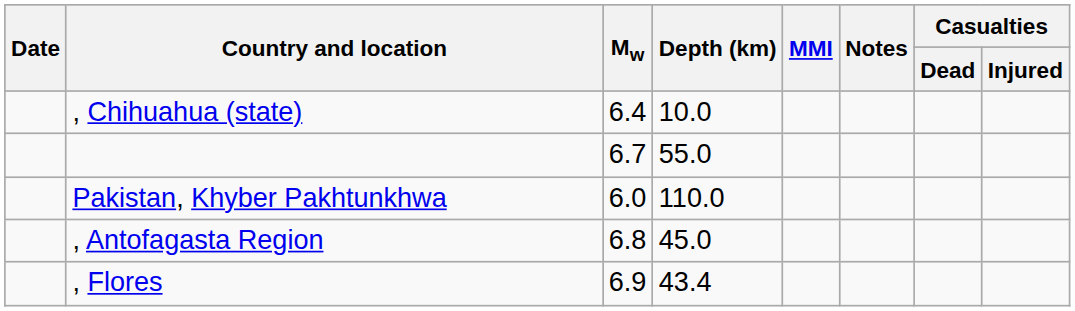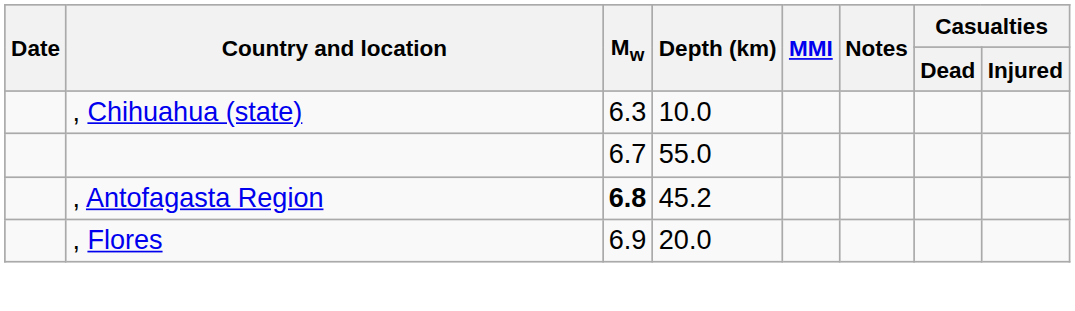(628, 111) 6.4 -> (628, 111) 6.3
- row: (260, 197)
(628, 240) normal -> (628, 197) bold
(685, 240) 45.0 -> (685, 197) 45.2
(685, 283) 43.4 -> (685, 240) 20.0
